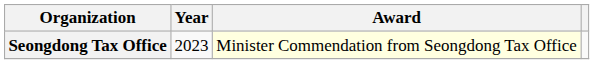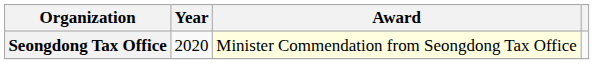(192, 44) 2023 -> (192, 44) 2020
